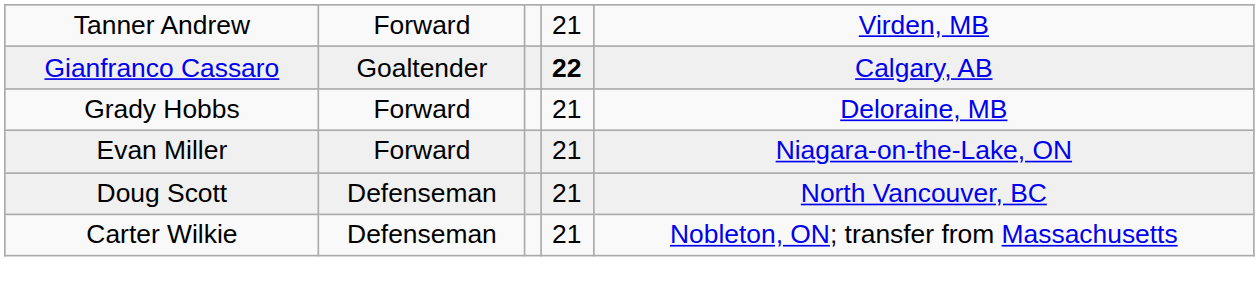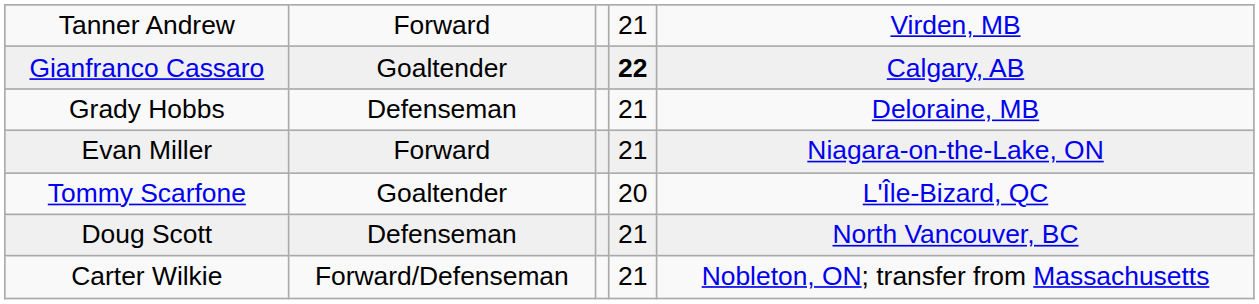(422, 109) Forward -> (442, 109) Defenseman
+ row: (147, 192)
(422, 234) Defenseman -> (442, 276) Forward/Defenseman
